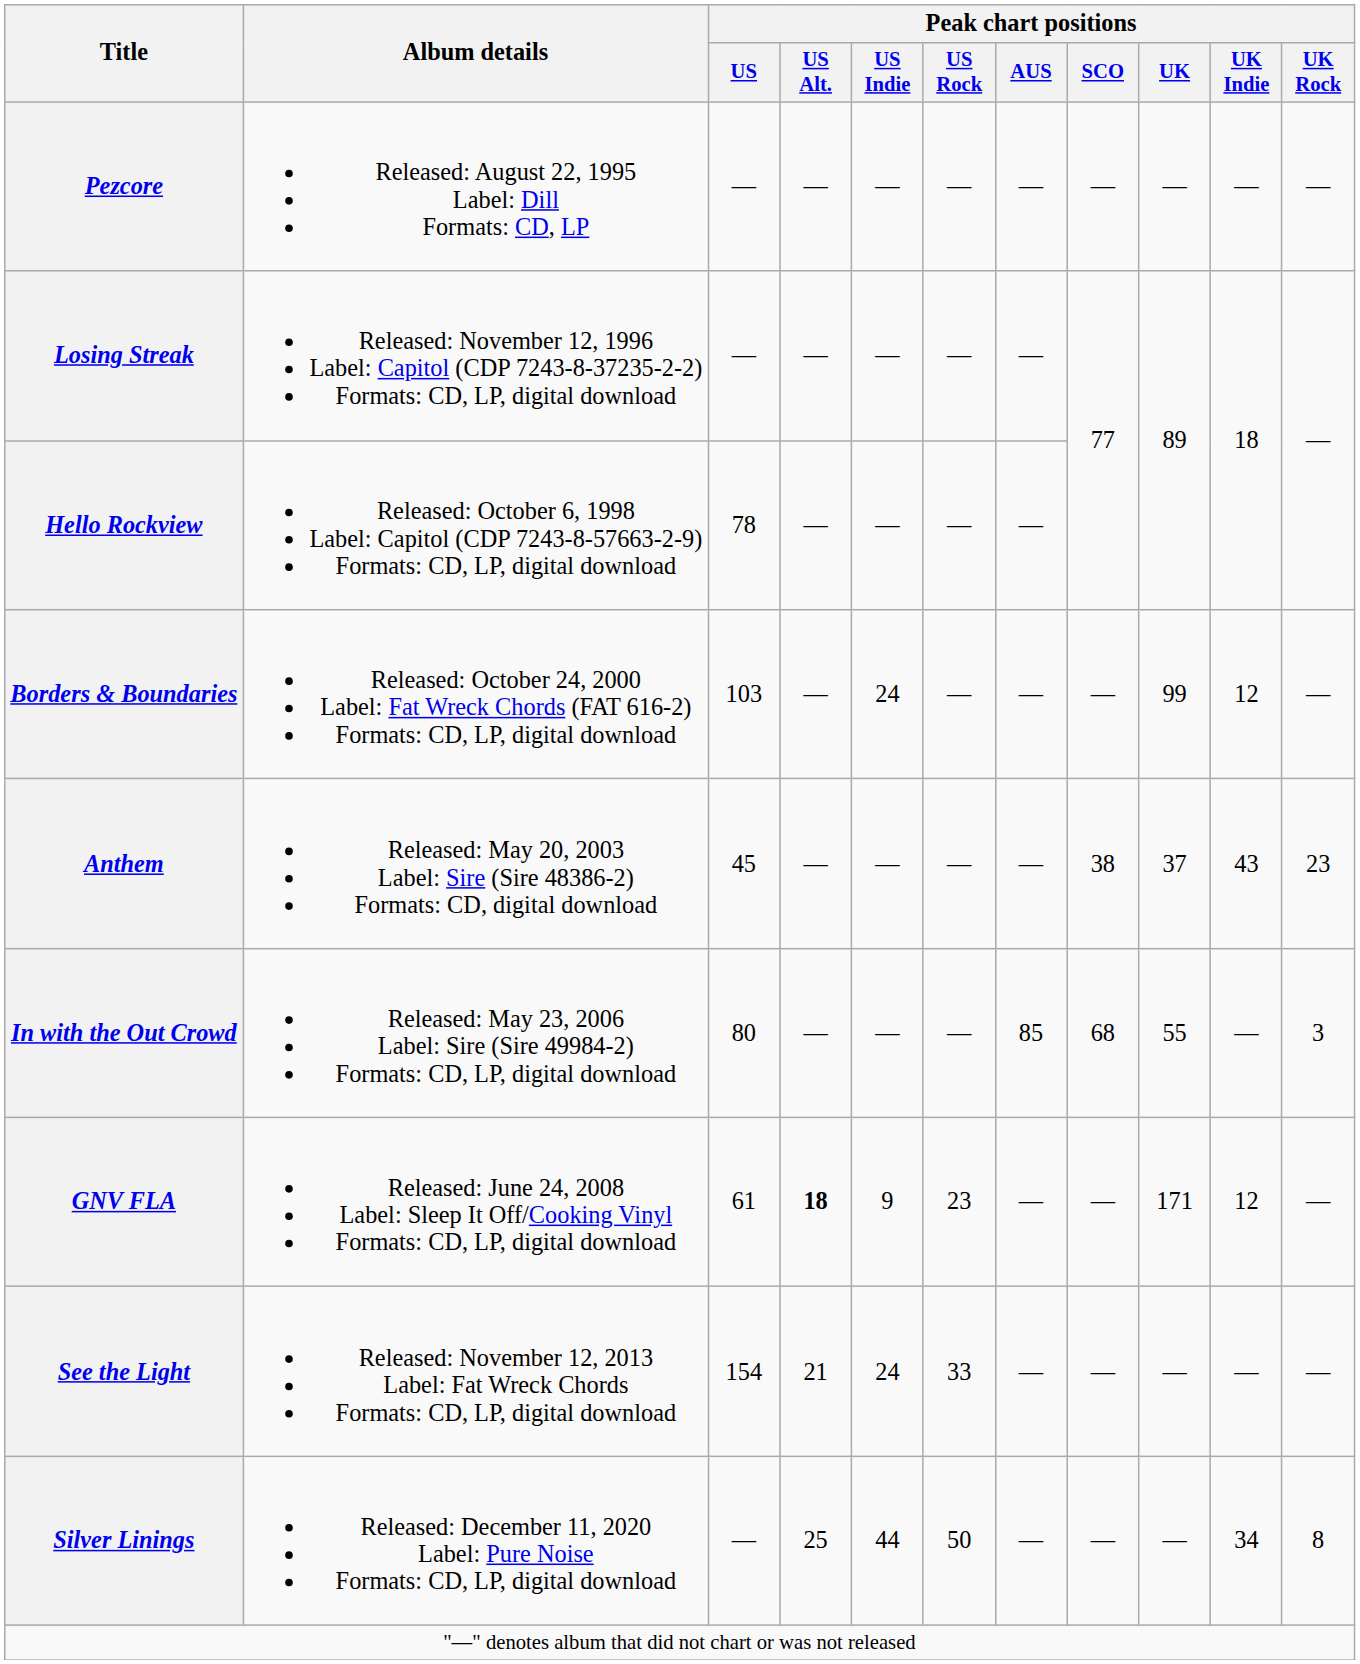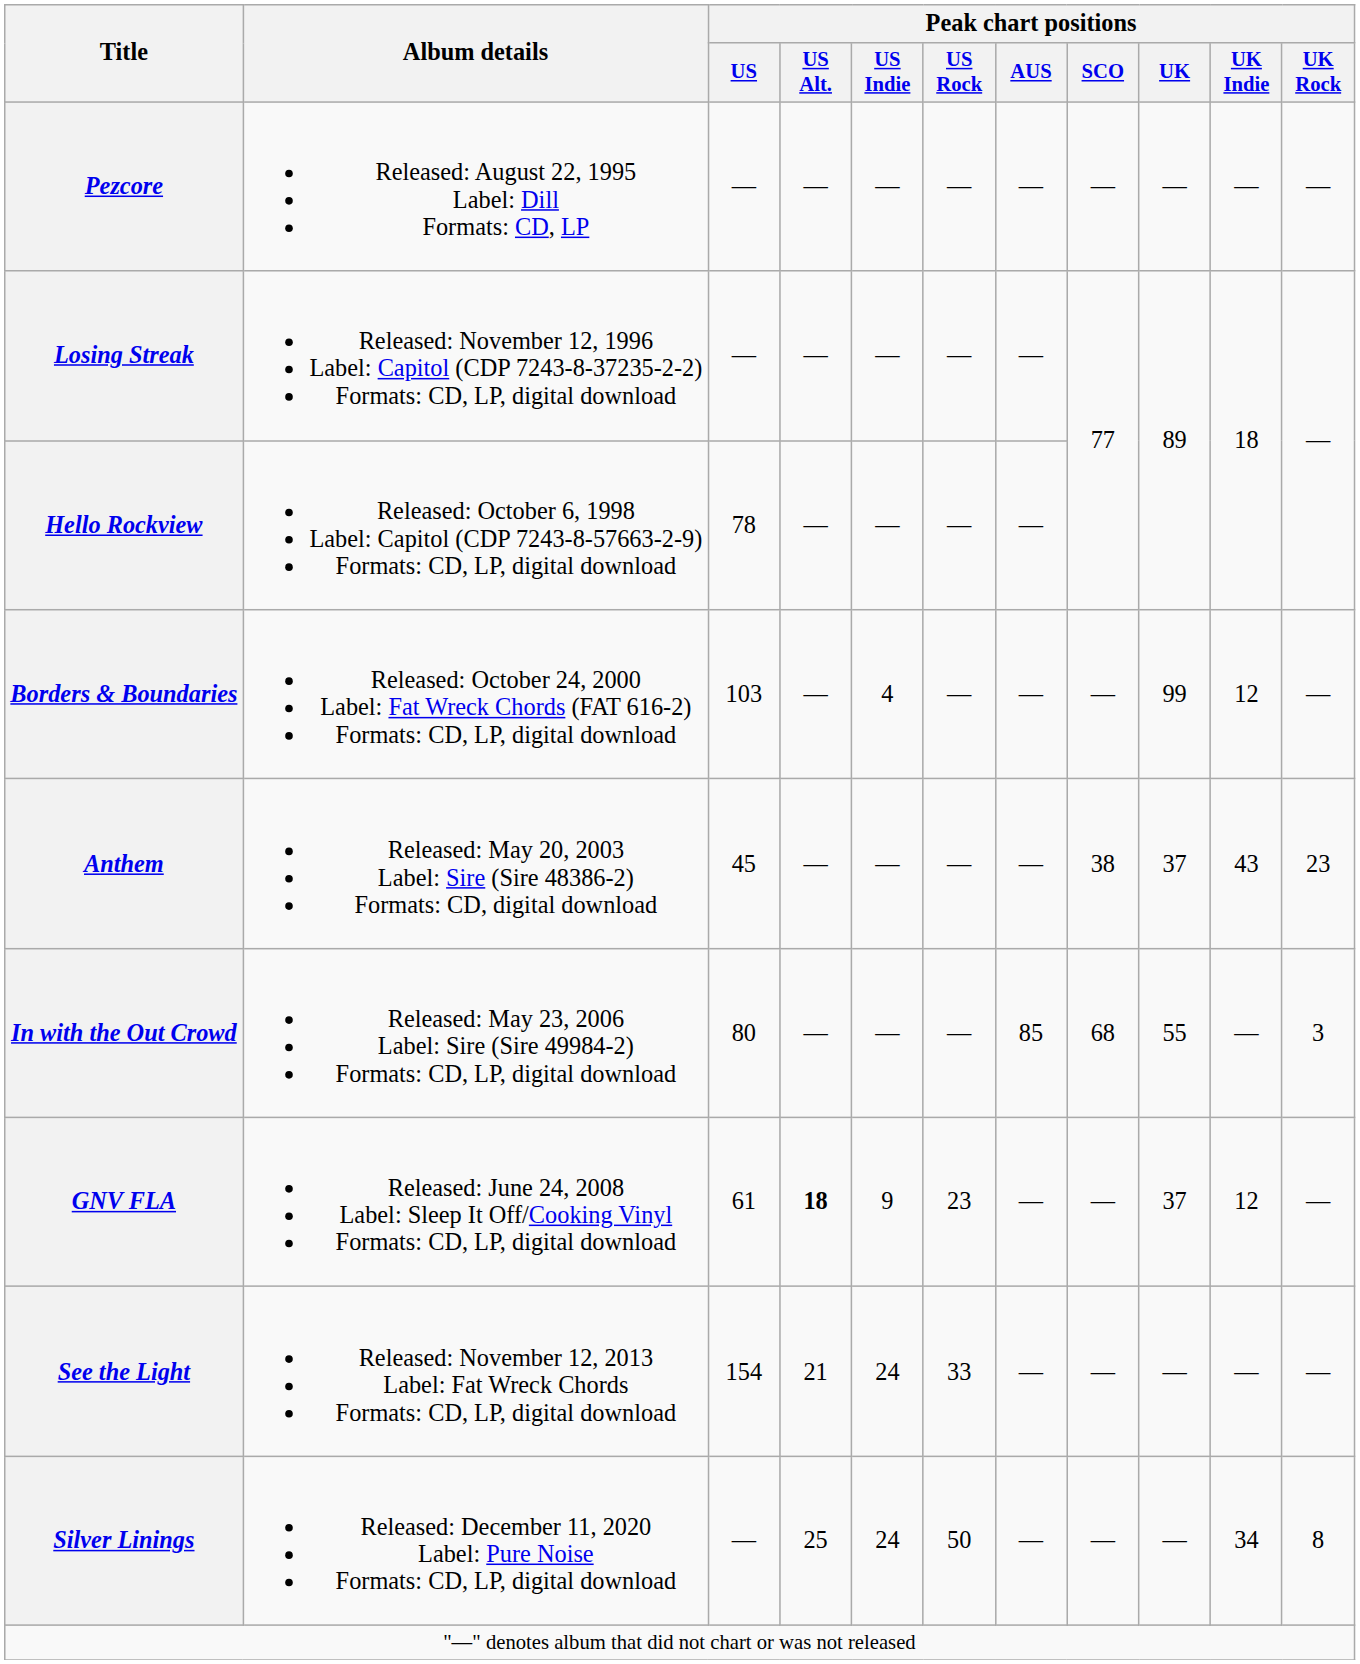(887, 694) 24 -> (887, 694) 4
(1175, 1201) 171 -> (1175, 1201) 37
(887, 1540) 44 -> (887, 1540) 24
